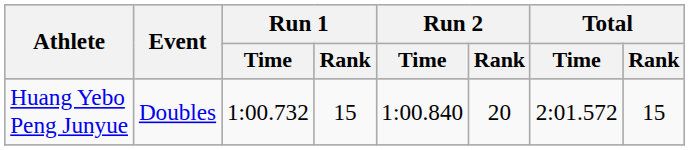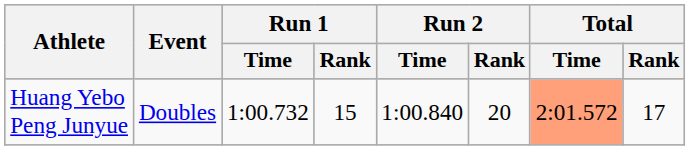(577, 112) no background -> (577, 112) lightsalmon background
(654, 112) 15 -> (654, 112) 17
